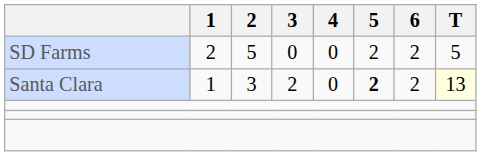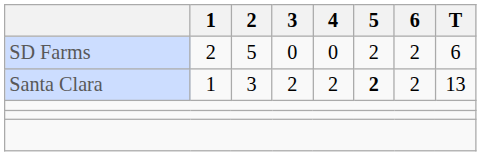(455, 52) 5 -> (455, 52) 6
(333, 84) 0 -> (333, 84) 2
(455, 84) lightyellow background -> (455, 84) no background
